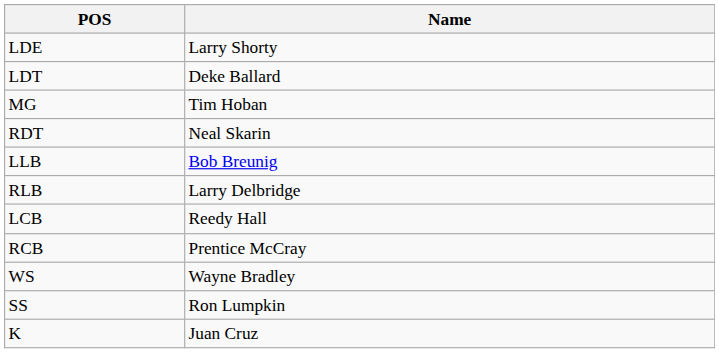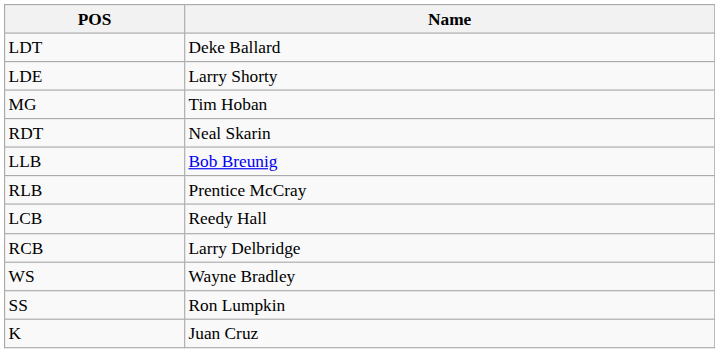rows swapped: (25, 47) <-> (25, 76)
(245, 190) Larry Delbridge -> (247, 190) Prentice McCray
(247, 247) Prentice McCray -> (245, 247) Larry Delbridge
